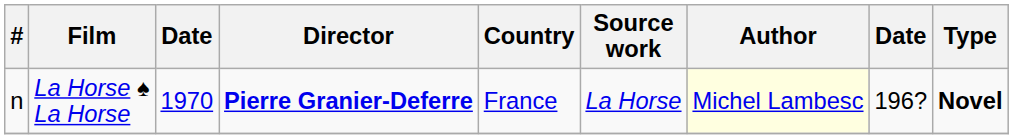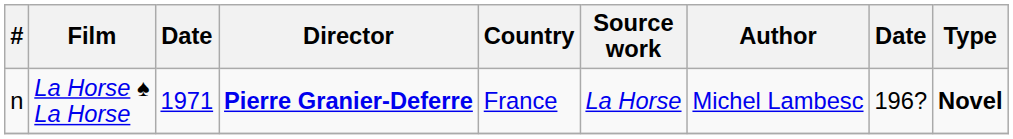(187, 100) 1970 -> (187, 100) 1971
(778, 100) lightyellow background -> (778, 100) no background
